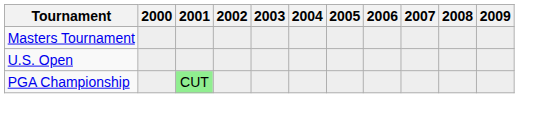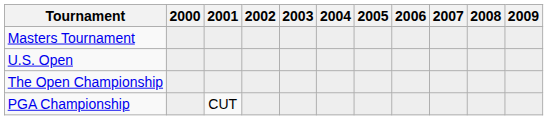+ row: (85, 82)
(194, 82) lightgreen background -> (223, 104) no background
